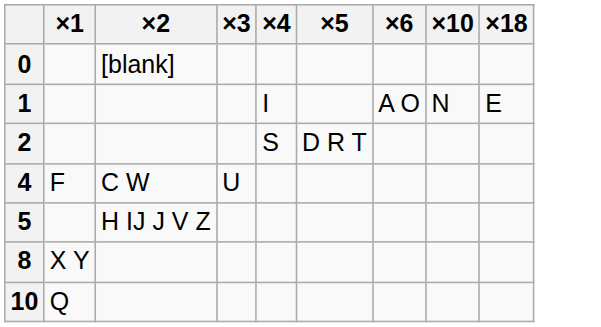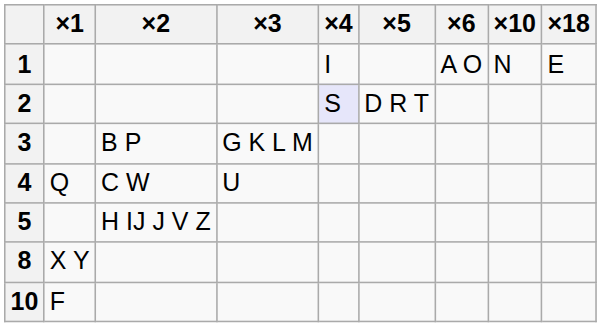- row: (24, 63)
(270, 143) no background -> (333, 103) lavender background
+ row: (24, 143)
(57, 182) F -> (60, 182) Q
(60, 301) Q -> (57, 301) F
